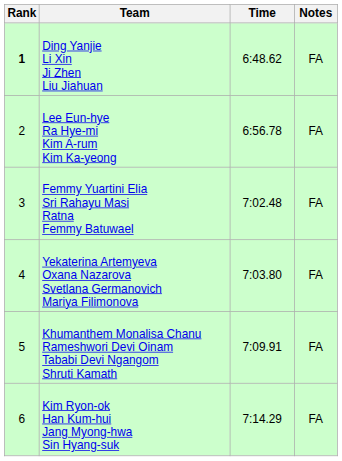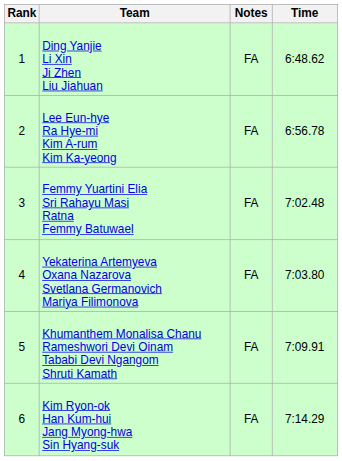columns swapped: (262, 13) <-> (316, 13)
(22, 59) bold -> (22, 59) normal
